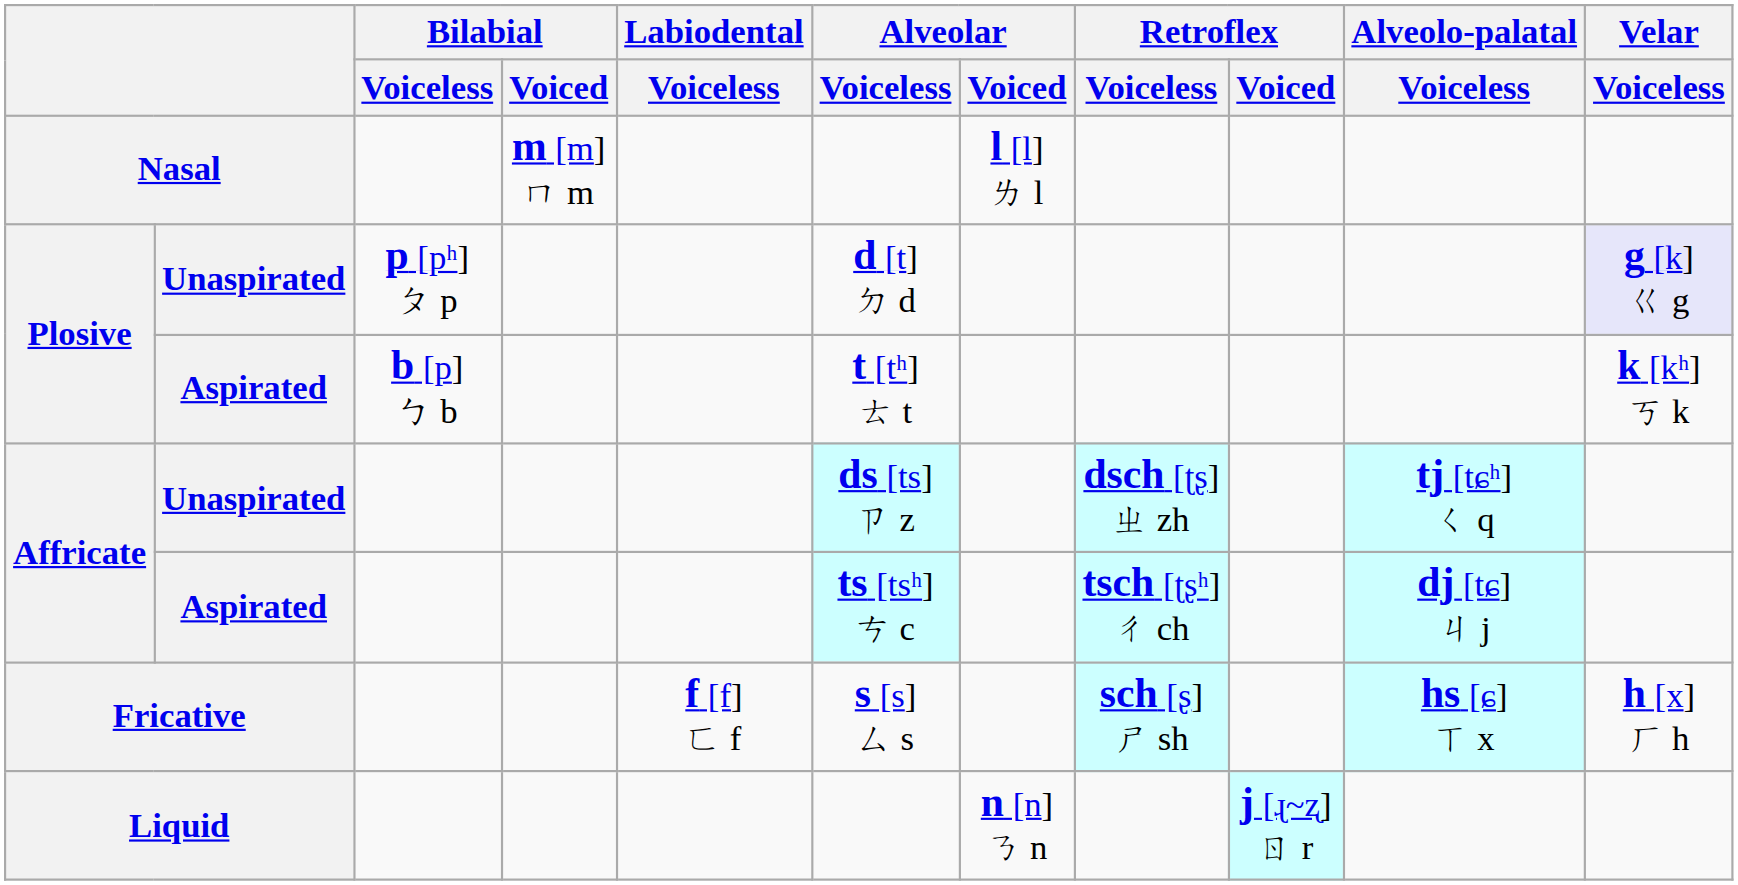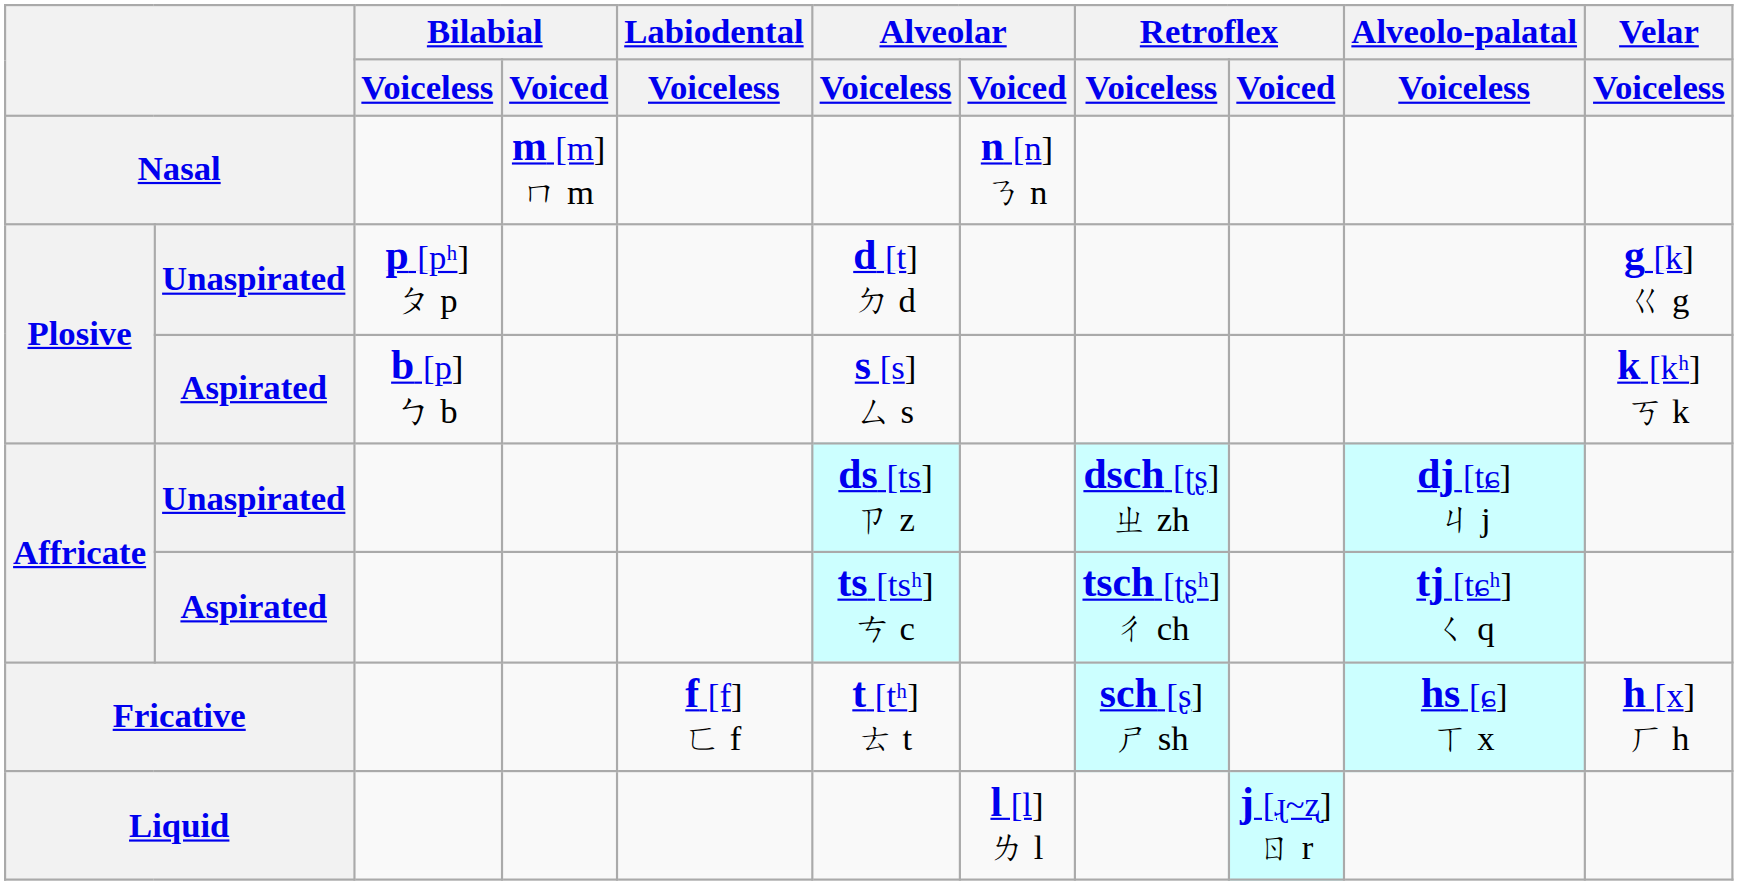(1017, 167) l [l] ㄌ l -> (1017, 167) n [n] ㄋ n
(1659, 276) lavender background -> (1659, 276) no background
(886, 385) t [tʰ] ㄊ t -> (886, 385) s [s] ㄙ s
(1464, 495) tj [tɕʰ] ㄑ q -> (1464, 495) dj [tɕ] ㄐ j
(1464, 604) dj [tɕ] ㄐ j -> (1464, 604) tj [tɕʰ] ㄑ q
(886, 713) s [s] ㄙ s -> (886, 713) t [tʰ] ㄊ t
(1017, 822) n [n] ㄋ n -> (1017, 822) l [l] ㄌ l
